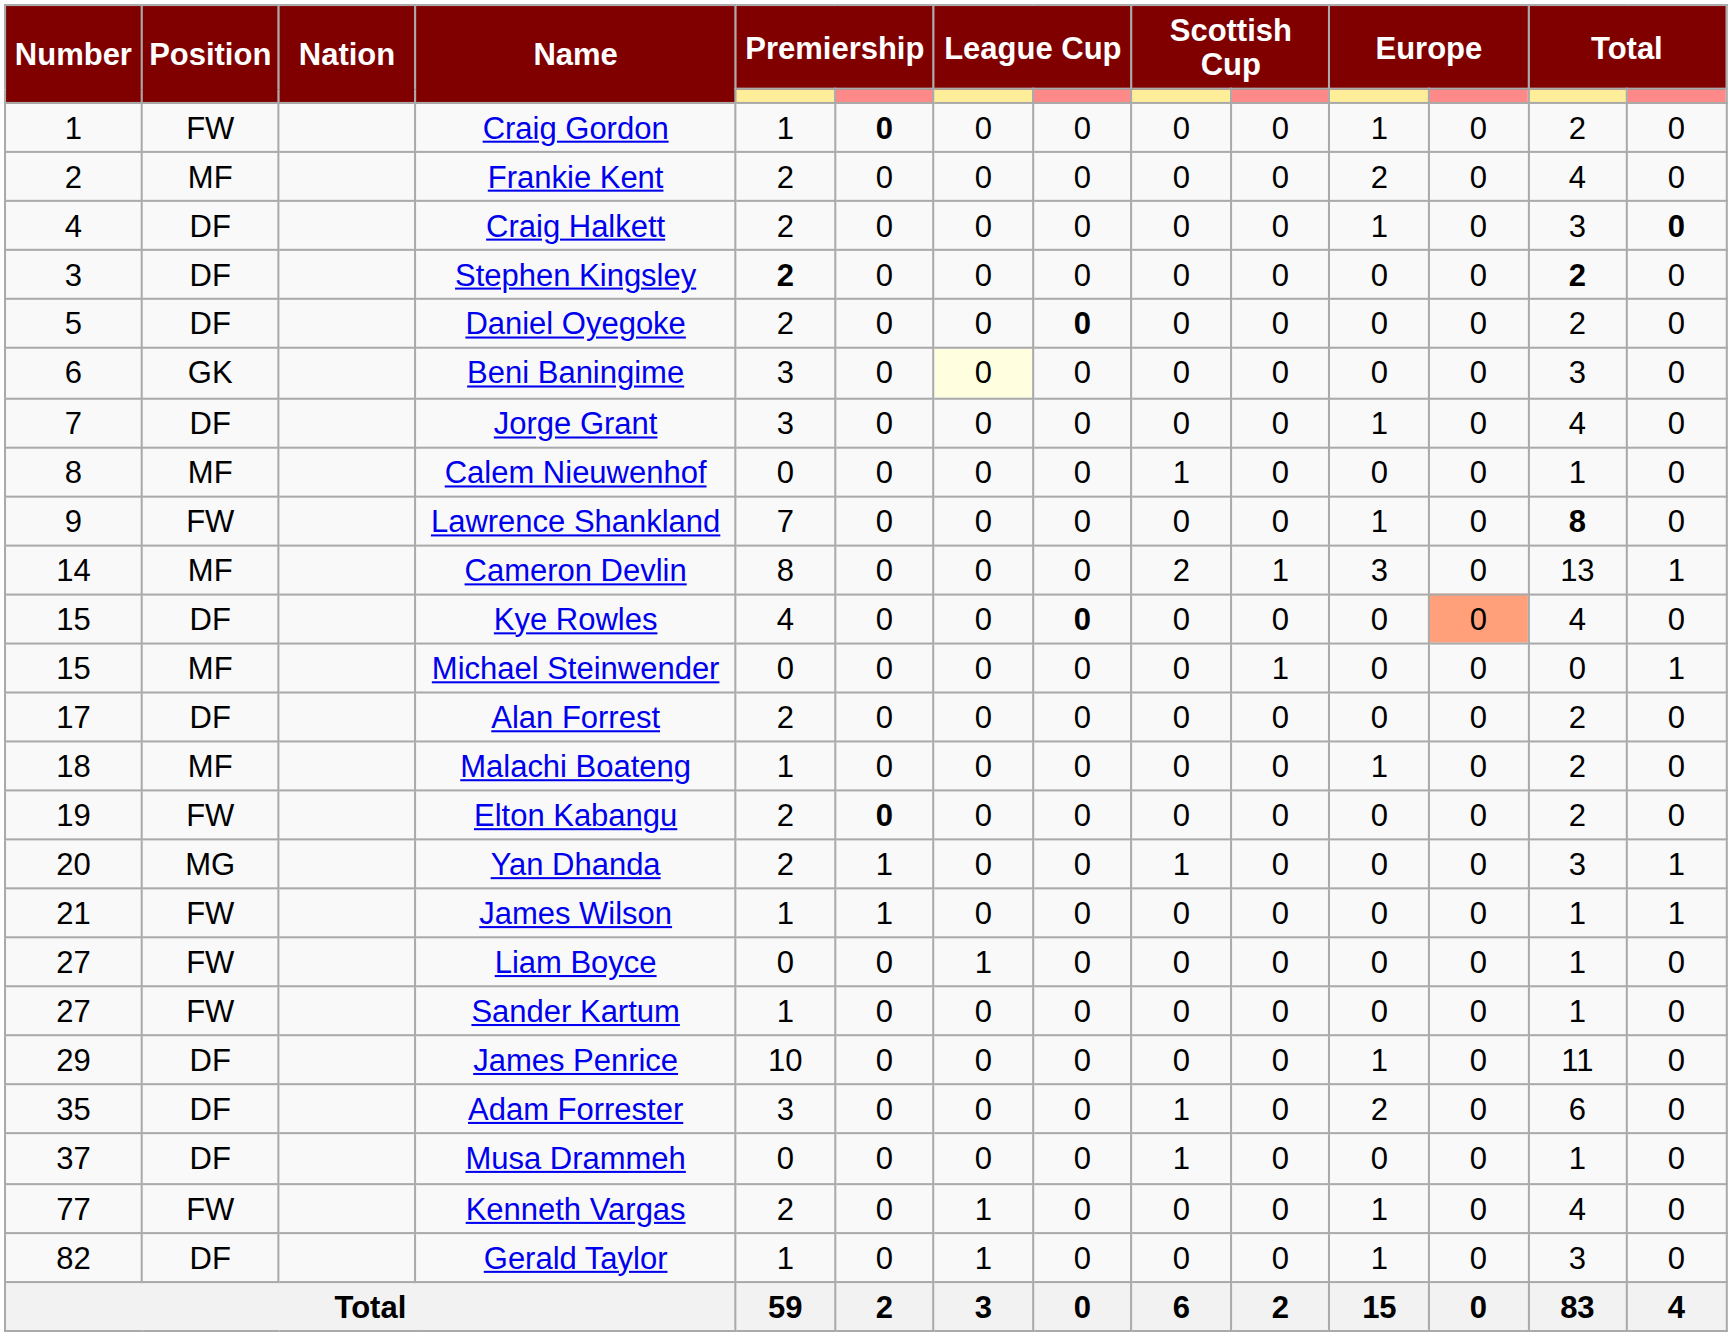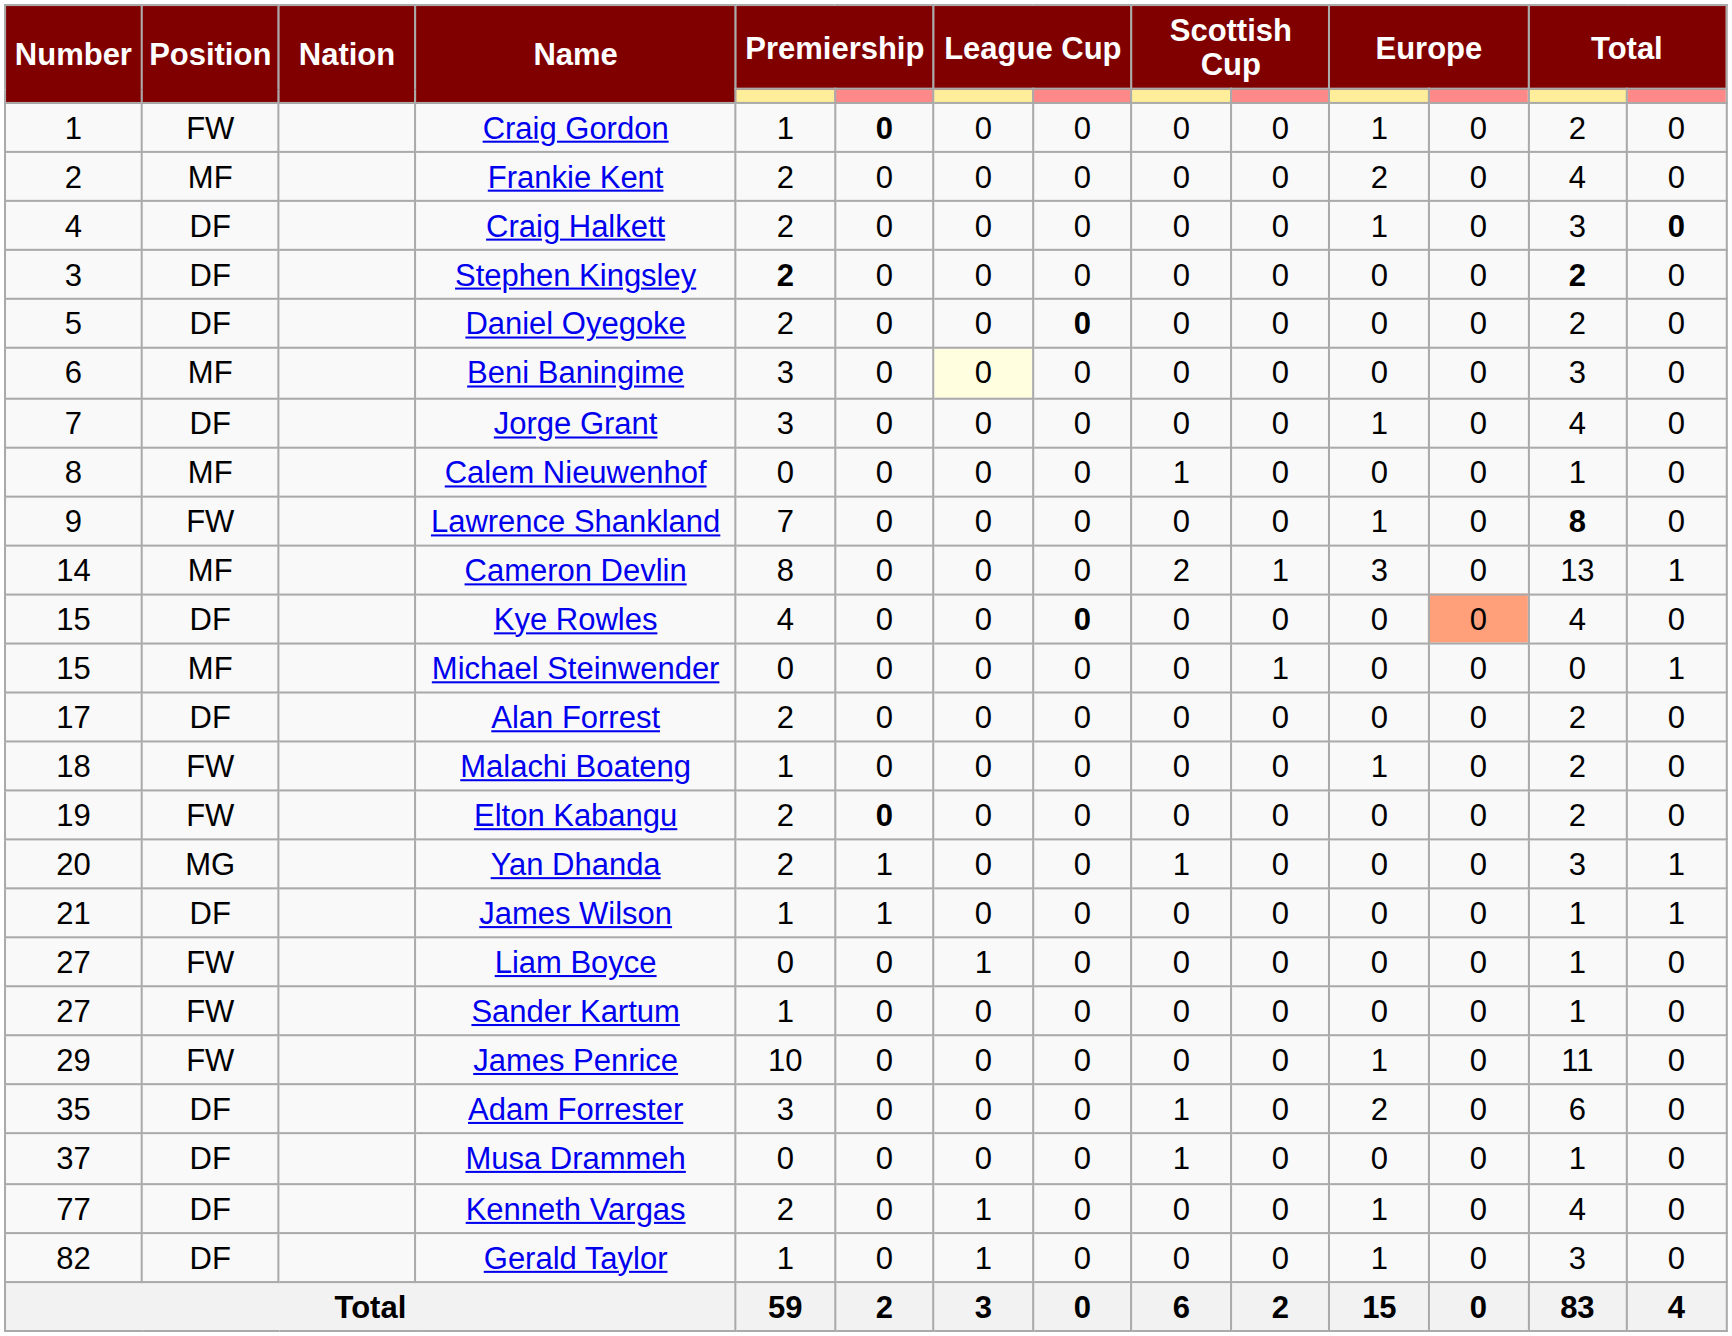(210, 373) GK -> (210, 373) MF
(210, 766) MF -> (210, 766) FW
(210, 913) FW -> (210, 913) DF
(210, 1061) DF -> (210, 1061) FW
(210, 1208) FW -> (210, 1208) DF
